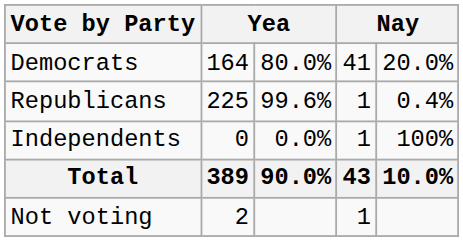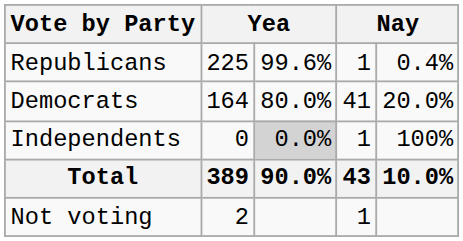rows swapped: (89, 101) <-> (74, 63)
(303, 140) no background -> (303, 140) lightgrey background
